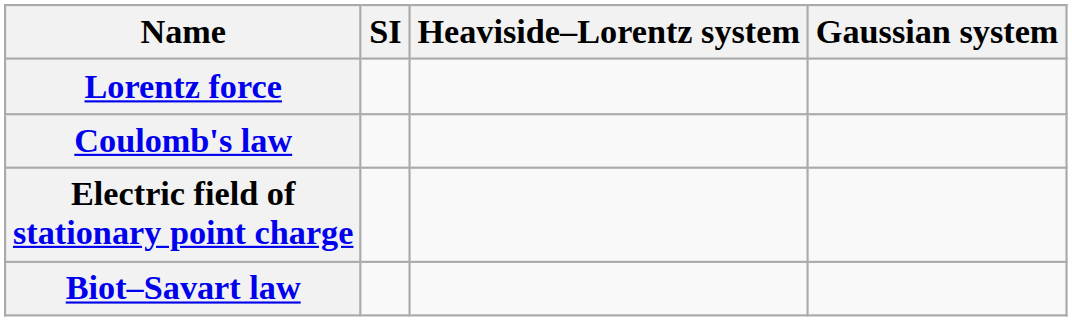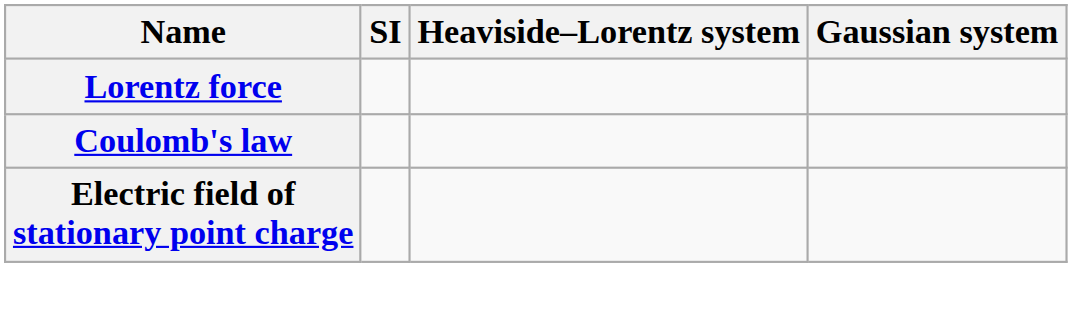- row: (183, 287)
